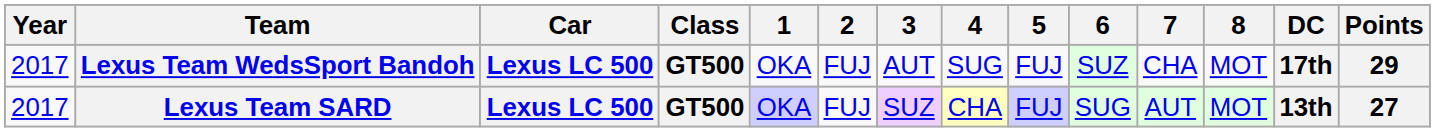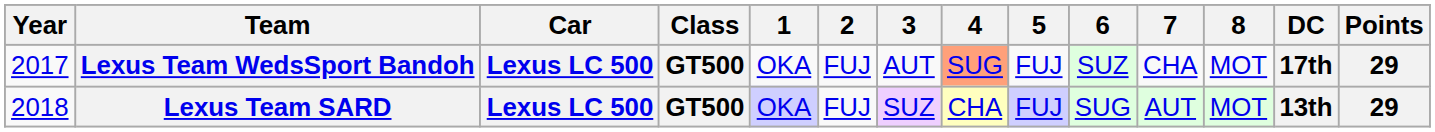(975, 66) no background -> (975, 66) lightsalmon background
(40, 106) 2017 -> (40, 106) 2018
(1384, 106) 27 -> (1384, 106) 29
